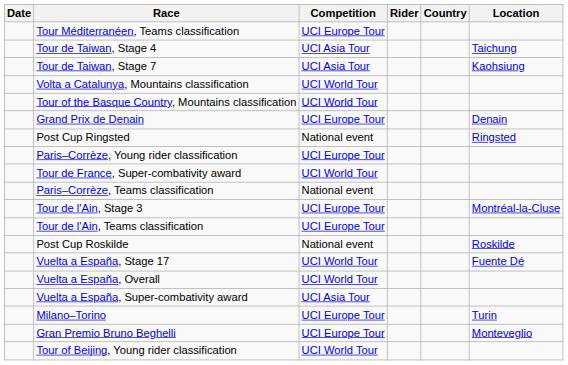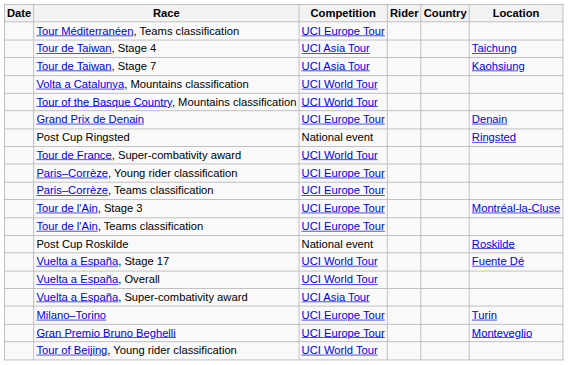rows swapped: (139, 173) <-> (137, 155)
(337, 191) National event -> (343, 191) UCI Europe Tour
